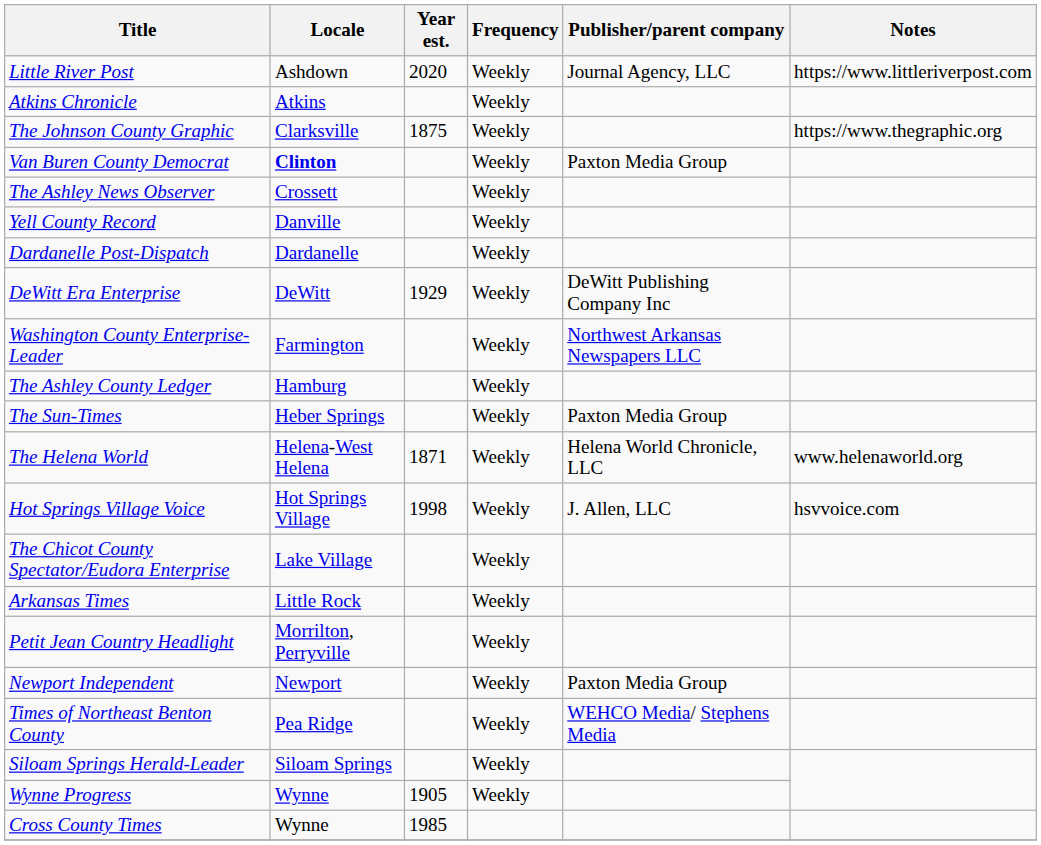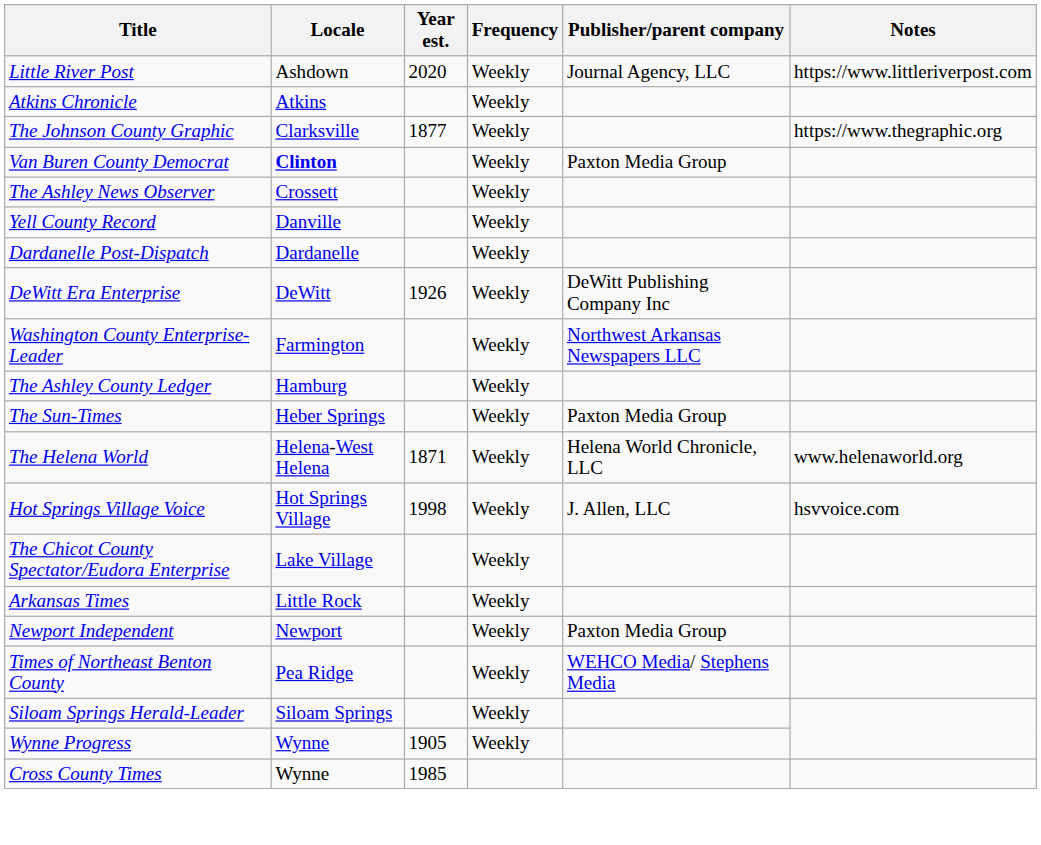(428, 131) 1875 -> (428, 131) 1877
(428, 293) 1929 -> (428, 293) 1926
- row: (121, 641)
